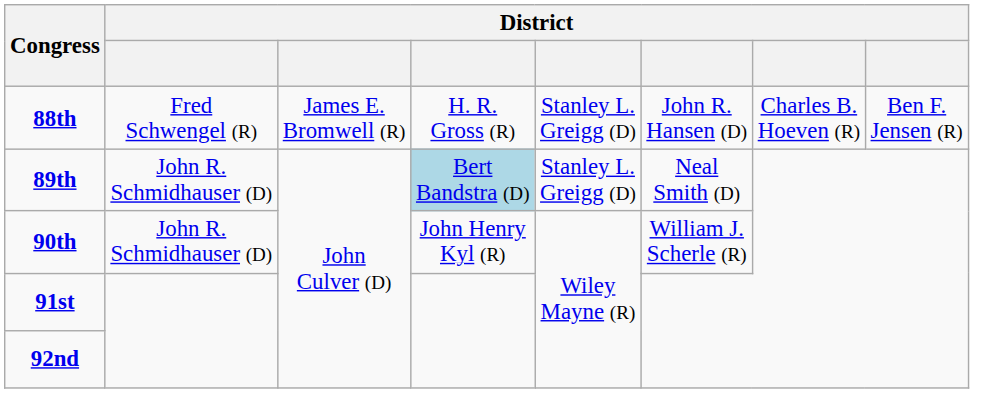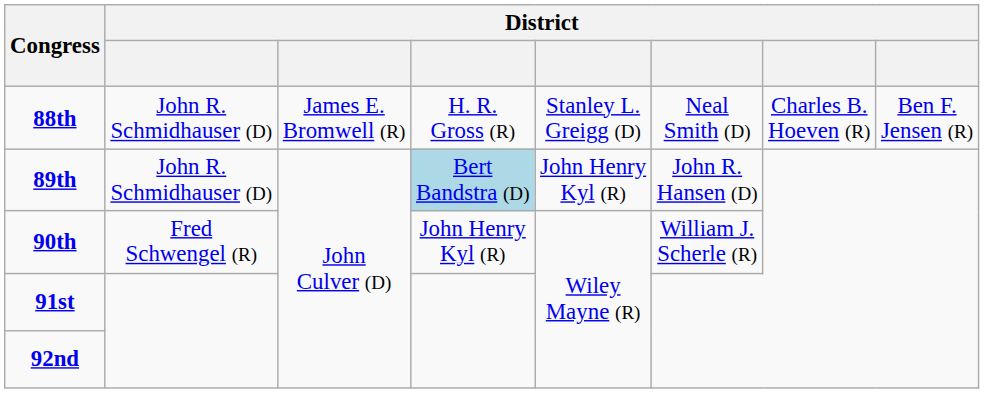(191, 117) Fred Schwengel (R) -> (191, 117) John R. Schmidhauser (D)
(697, 117) John R. Hansen (D) -> (707, 117) Neal Smith (D)
(588, 179) Stanley L. Greigg (D) -> (593, 179) John Henry Kyl (R)
(697, 179) Neal Smith (D) -> (707, 179) John R. Hansen (D)
(191, 241) John R. Schmidhauser (D) -> (191, 241) Fred Schwengel (R)
